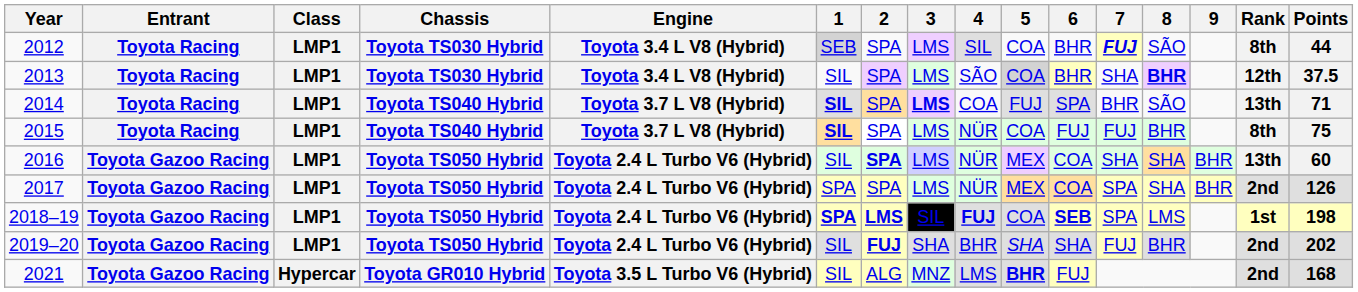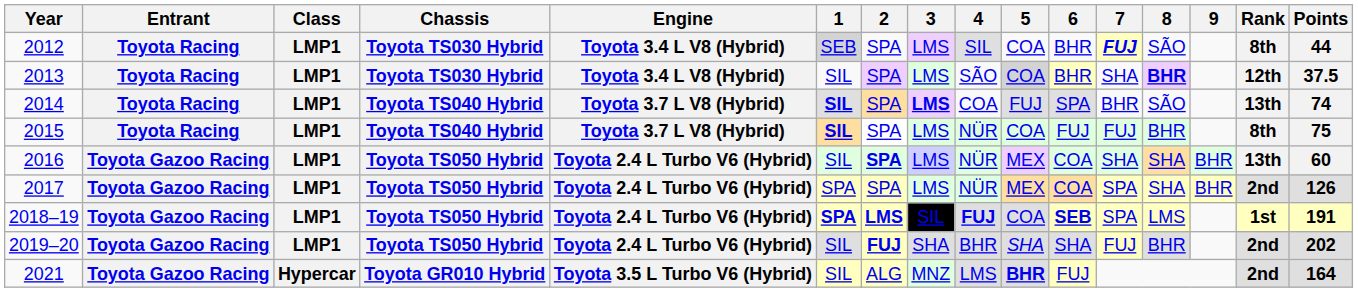(1321, 103) 71 -> (1321, 103) 74
(1321, 216) 198 -> (1321, 216) 191
(1321, 273) 168 -> (1321, 273) 164
